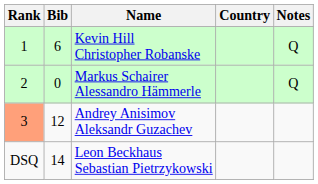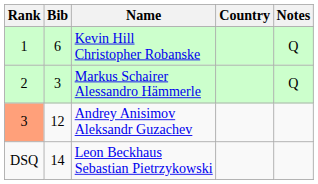(58, 84) 0 -> (58, 84) 3
